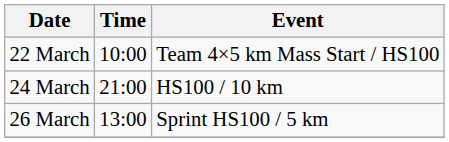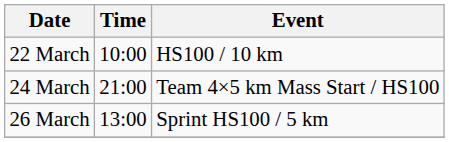(298, 53) Team 4×5 km Mass Start / HS100 -> (220, 53) HS100 / 10 km
(220, 86) HS100 / 10 km -> (298, 86) Team 4×5 km Mass Start / HS100
